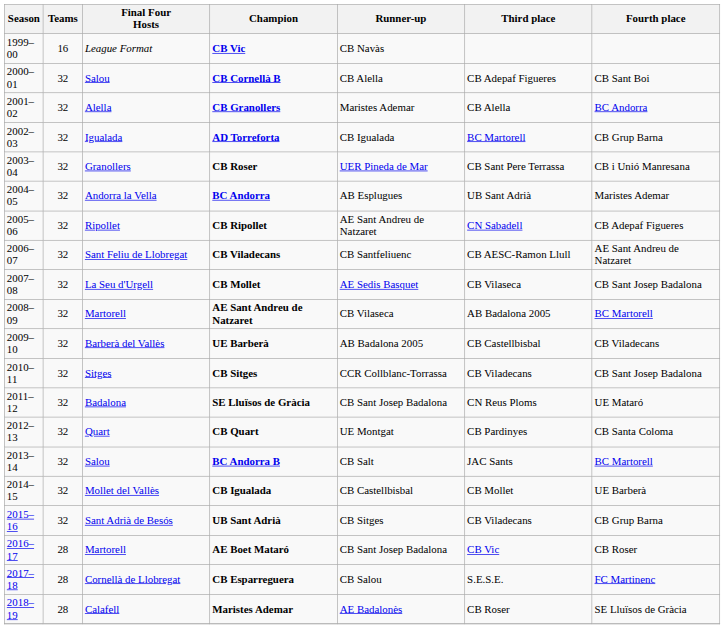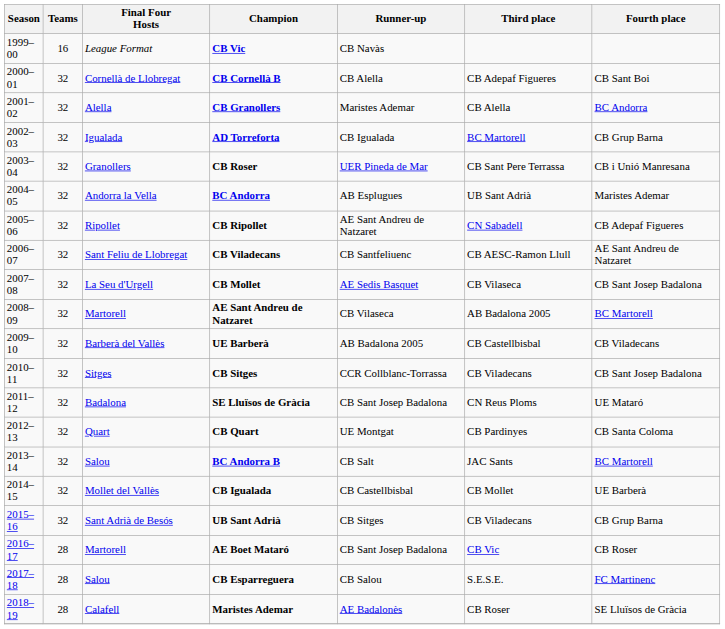(97, 78) Salou -> (133, 78) Cornellà de Llobregat
(133, 579) Cornellà de Llobregat -> (97, 579) Salou
